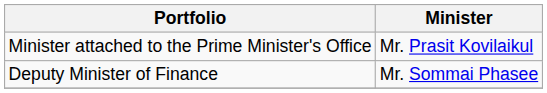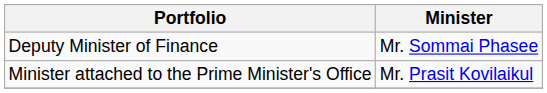rows swapped: (190, 46) <-> (113, 74)
